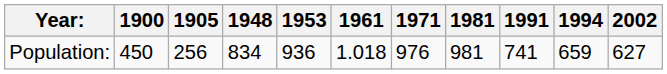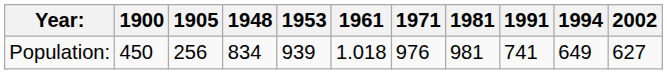(299, 52) 936 -> (299, 52) 939
(575, 52) 659 -> (575, 52) 649
